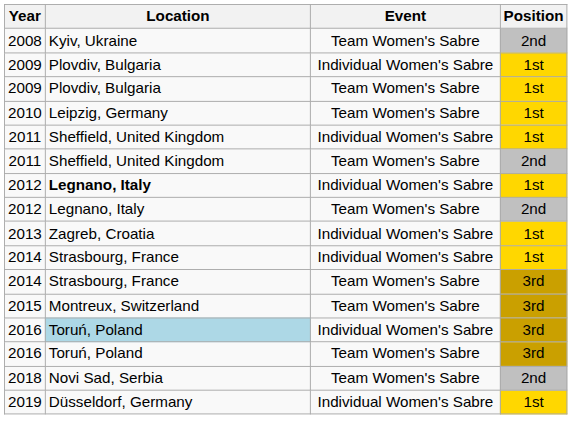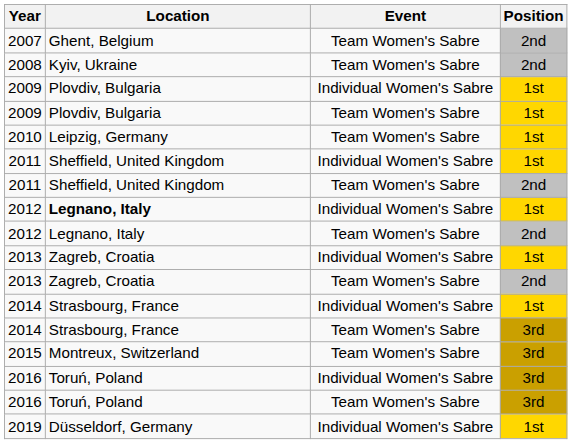+ row: (25, 40)
+ row: (25, 281)
(96, 329) lightblue background -> (96, 378) no background
- row: (25, 378)
